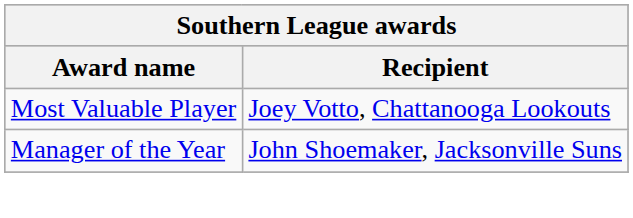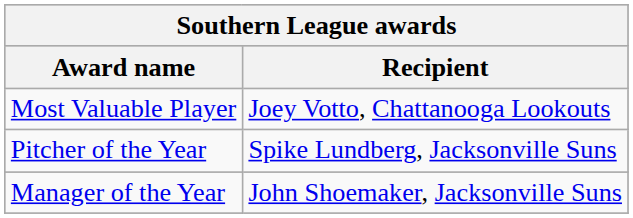+ row: (109, 150)
